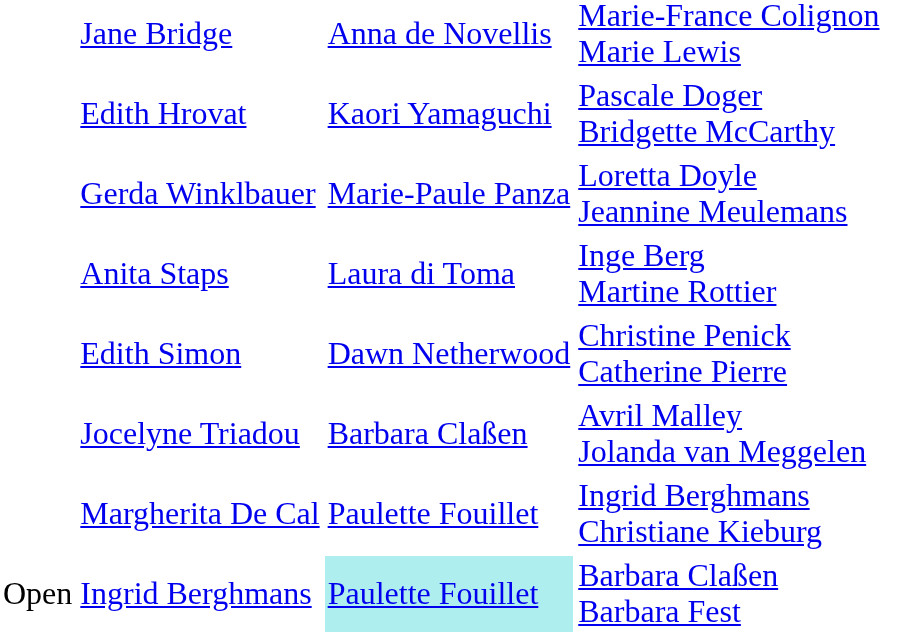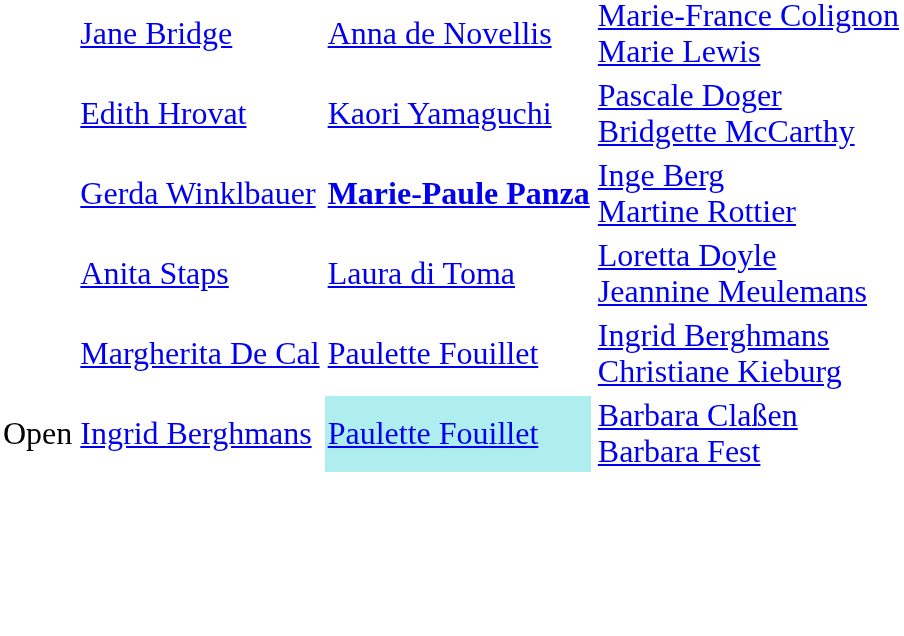(449, 193) normal -> (459, 193) bold
(713, 193) Loretta Doyle Jeannine Meulemans -> (697, 193) Inge Berg Martine Rottier
(677, 273) Inge Berg Martine Rottier -> (732, 273) Loretta Doyle Jeannine Meulemans
- row: (161, 353)
- row: (190, 433)
